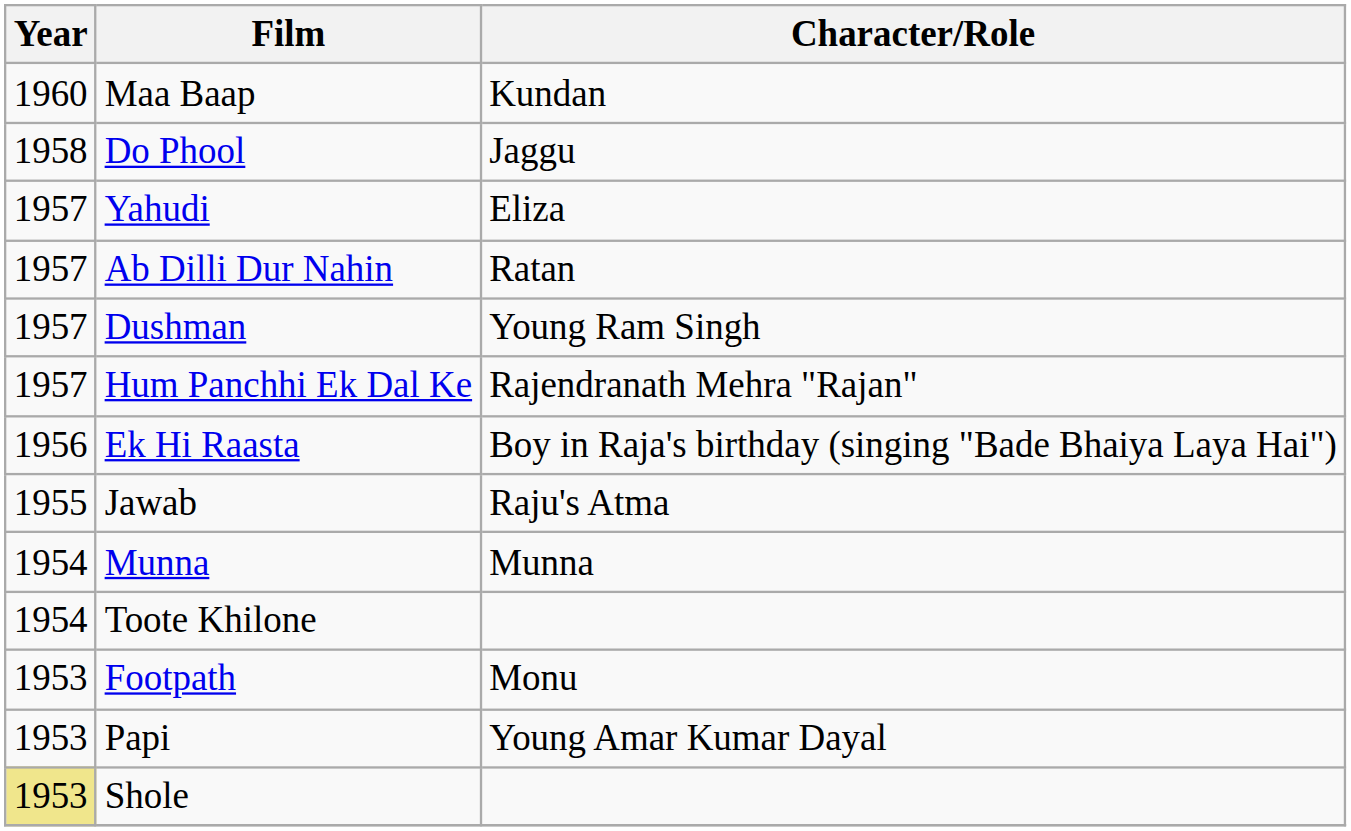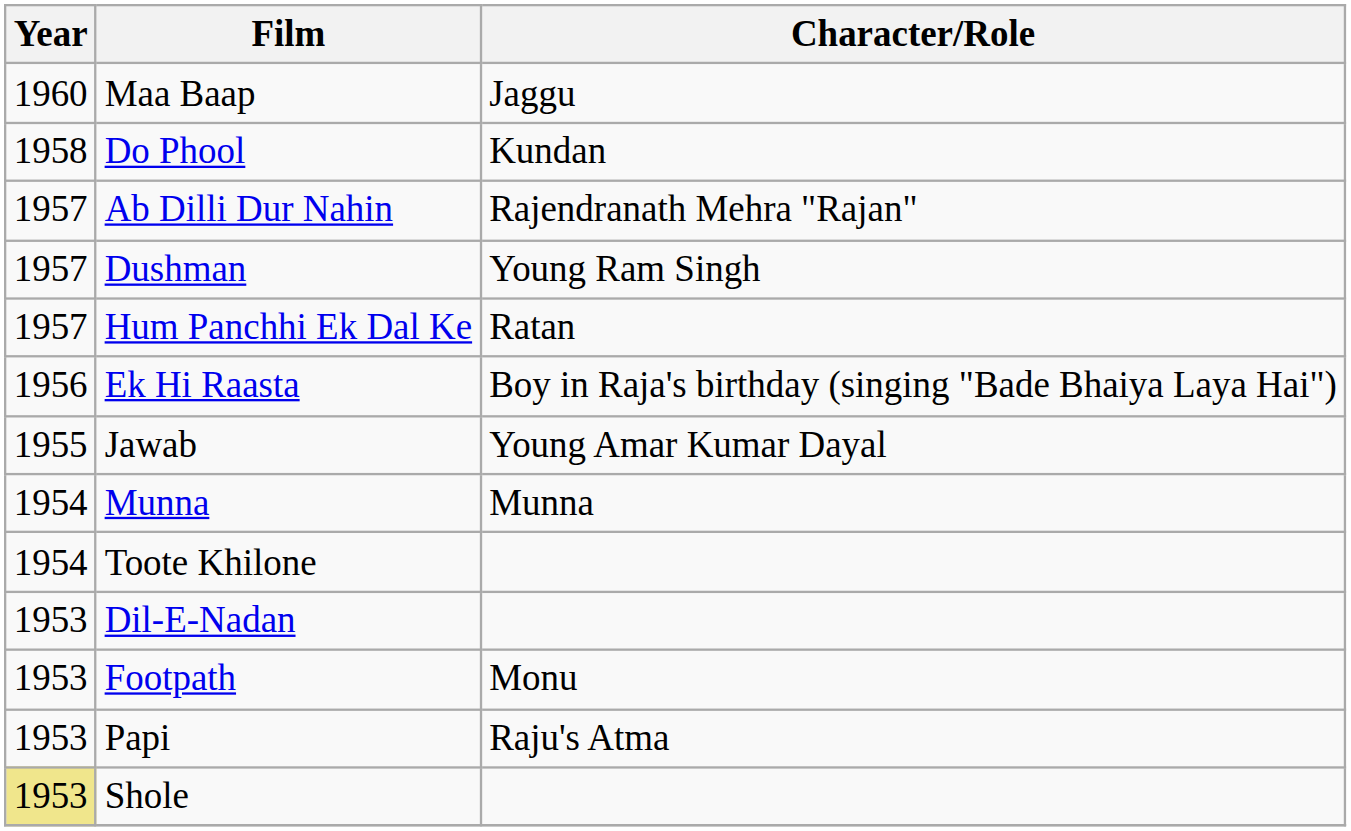(548, 92) Kundan -> (532, 92) Jaggu
(532, 151) Jaggu -> (548, 151) Kundan
- row: (157, 209)
(532, 268) Ratan -> (703, 209) Rajendranath Mehra "Rajan"
(703, 385) Rajendranath Mehra "Rajan" -> (532, 326) Ratan
(579, 502) Raju's Atma -> (688, 444) Young Amar Kumar Dayal
+ row: (200, 619)
(688, 737) Young Amar Kumar Dayal -> (579, 737) Raju's Atma
